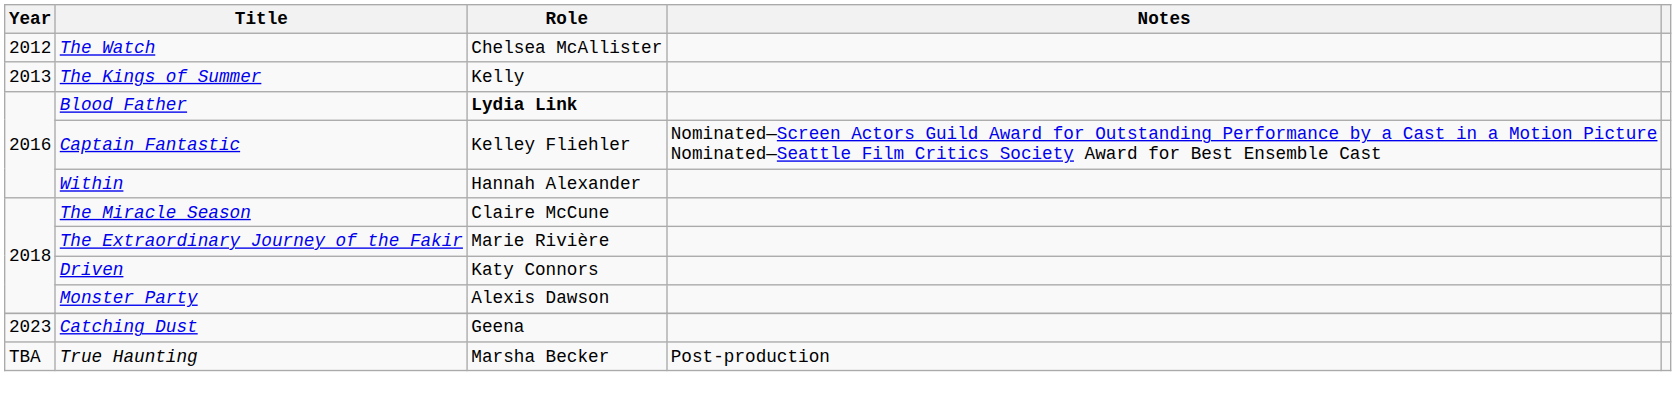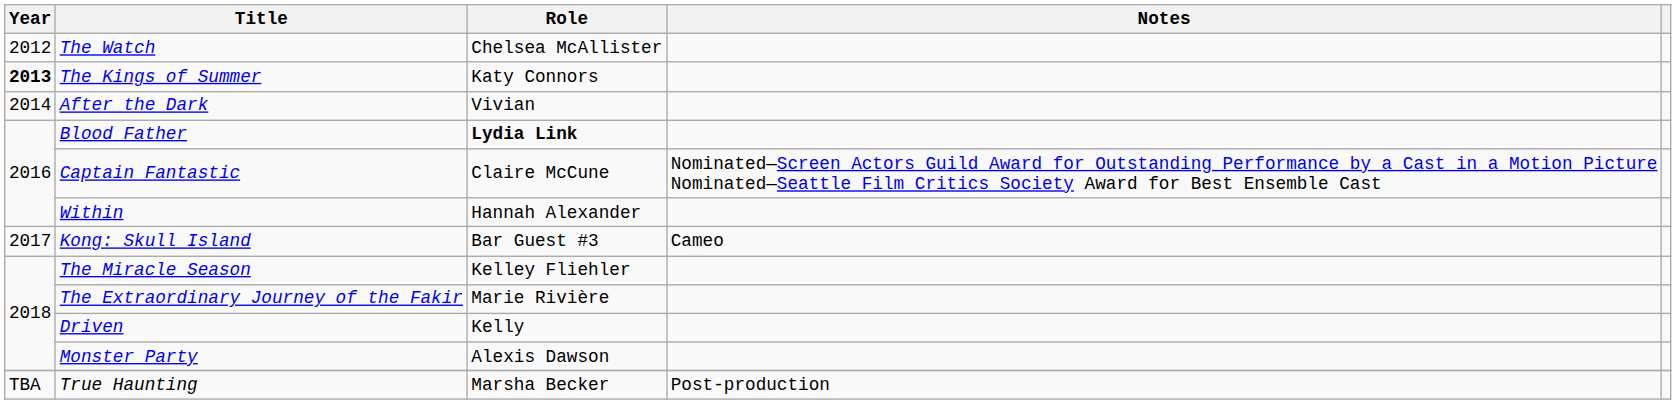(30, 77) normal -> (30, 77) bold
(498, 77) Kelly -> (535, 77) Katy Connors
+ row: (134, 106)
(551, 145) Kelley Fliehler -> (540, 173) Claire McCune
+ row: (155, 241)
(540, 212) Claire McCune -> (551, 270) Kelley Fliehler
(535, 270) Katy Connors -> (498, 328) Kelly
- row: (129, 328)
